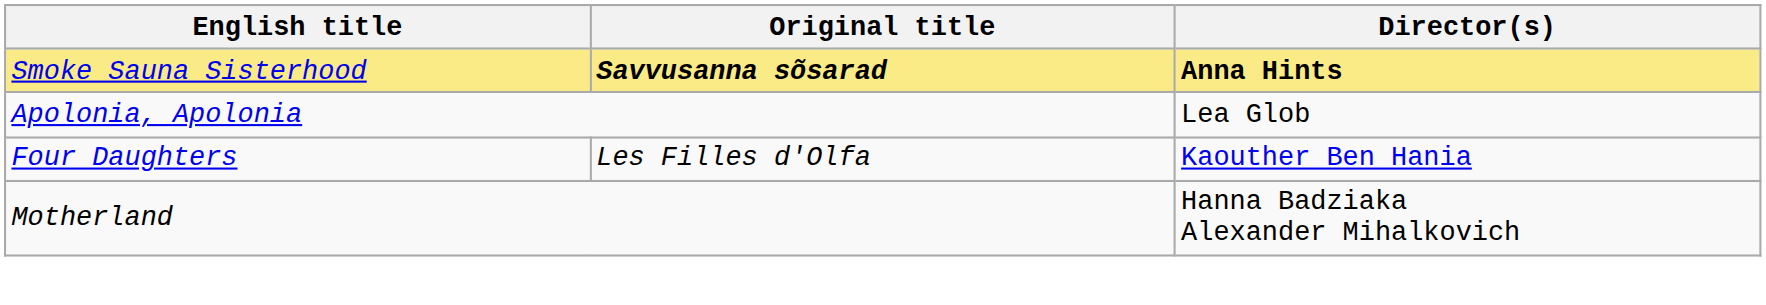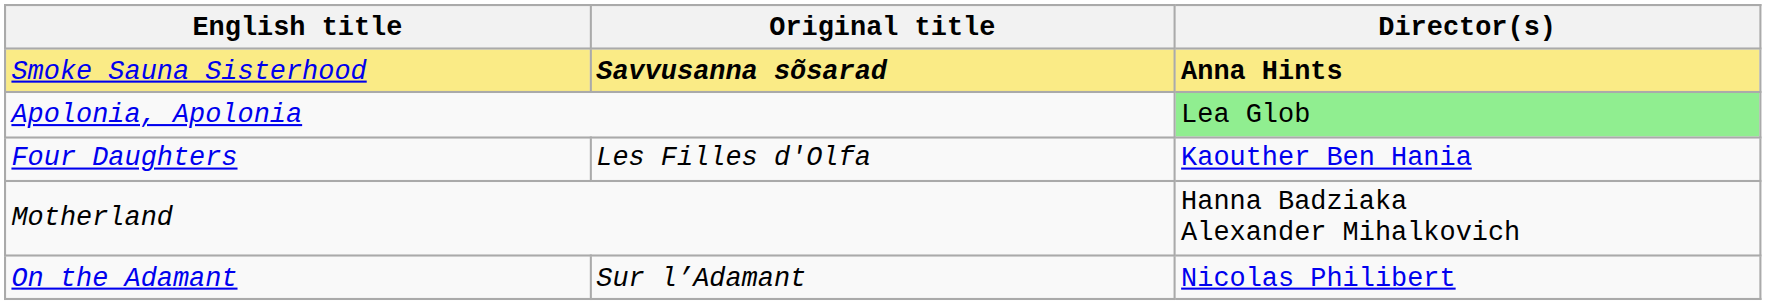(1246, 115) no background -> (1246, 115) lightgreen background
+ row: (124, 277)
